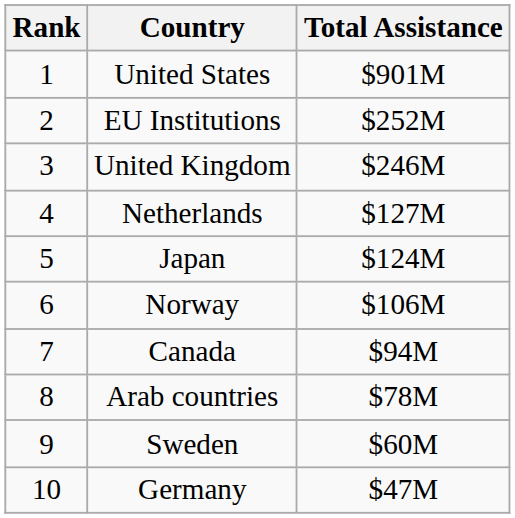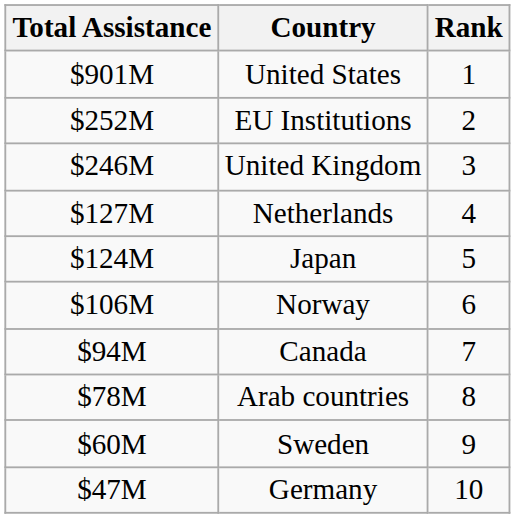columns swapped: (47, 27) <-> (403, 27)
